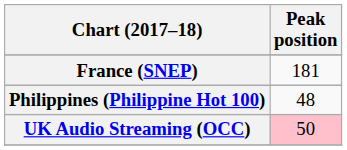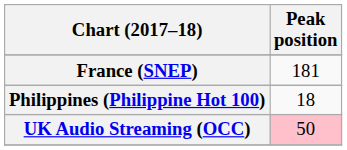(306, 99) 48 -> (306, 99) 18
